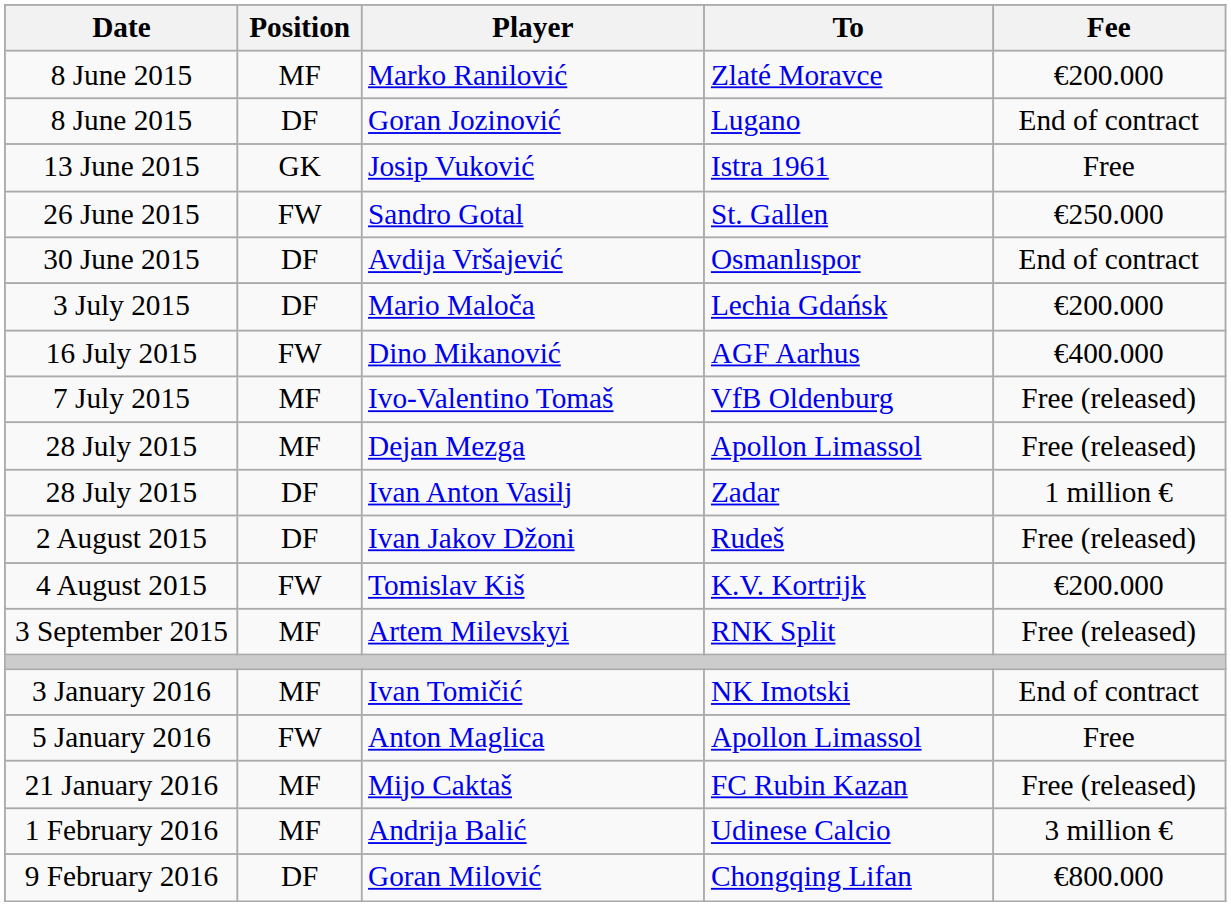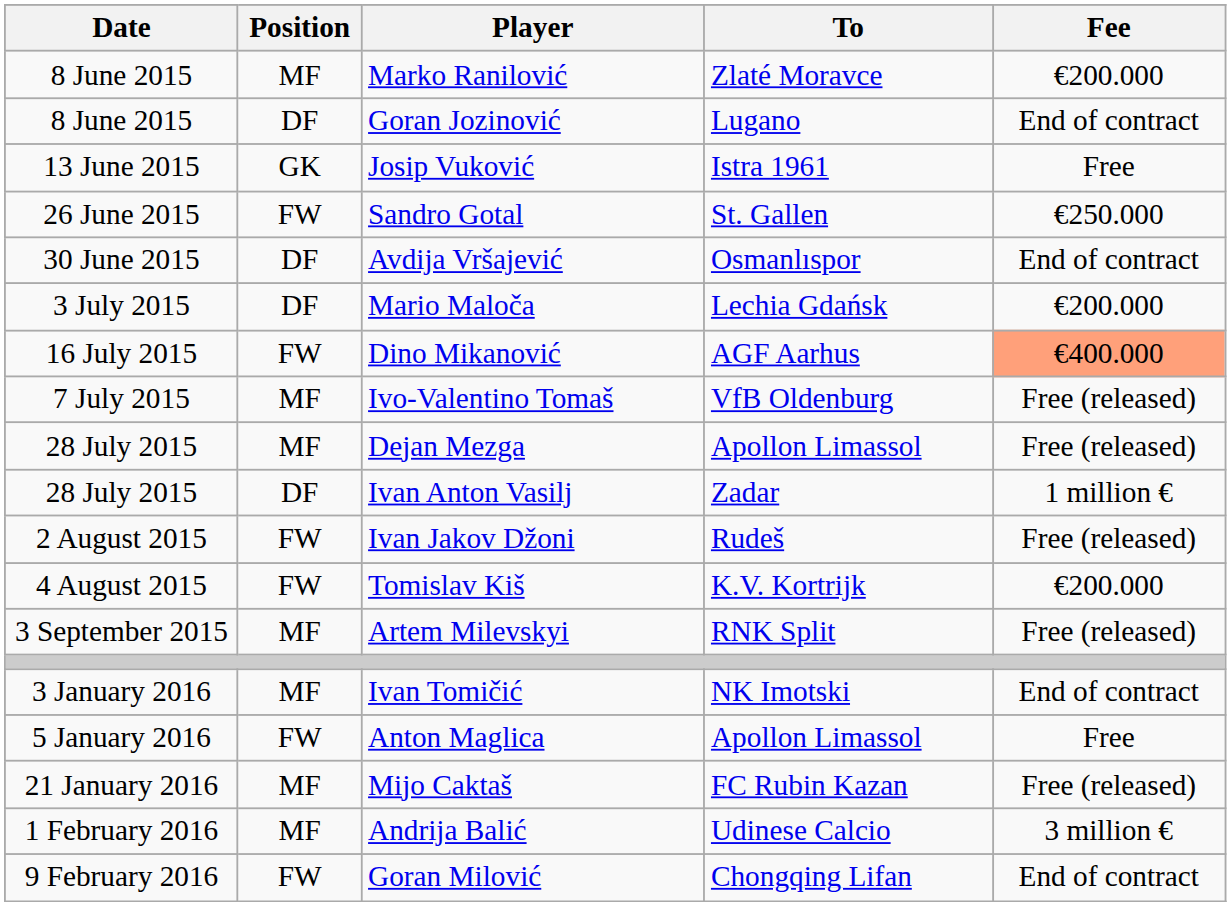(1109, 352) no background -> (1109, 352) lightsalmon background
(300, 538) DF -> (300, 538) FW
(300, 877) DF -> (300, 877) FW
(1109, 877) €800.000 -> (1109, 877) End of contract
